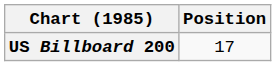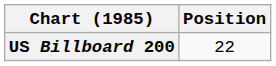(225, 47) 17 -> (225, 47) 22
